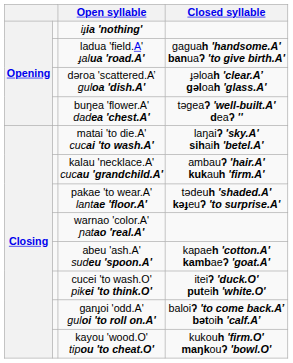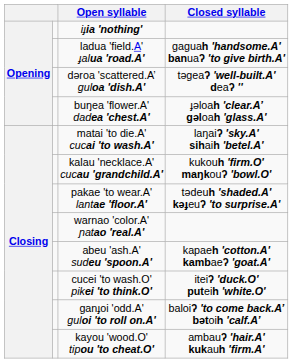(226, 82) ɟəloah 'clear.A’ gəloah 'glass.A' -> (226, 82) təgeaʔ 'well-built.A' deaʔ ''
(226, 111) təgeaʔ 'well-built.A' deaʔ '' -> (226, 111) ɟəloah 'clear.A’ gəloah 'glass.A'
(226, 169) ambauʔ 'hair.A' kukauh 'firm.A' -> (226, 169) kukouh 'firm.O' maŋkouʔ 'bowl.O'
(226, 343) kukouh 'firm.O' maŋkouʔ 'bowl.O' -> (226, 343) ambauʔ 'hair.A' kukauh 'firm.A'
